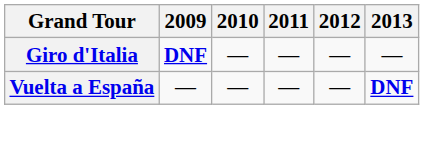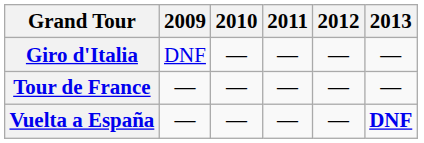(186, 54) bold -> (185, 54) normal
+ row: (82, 87)
